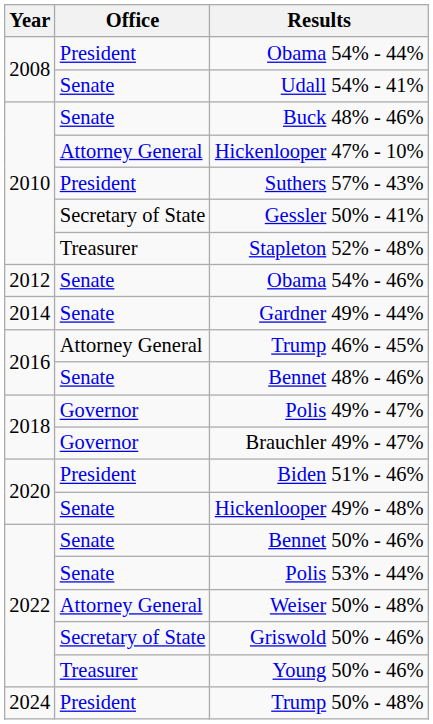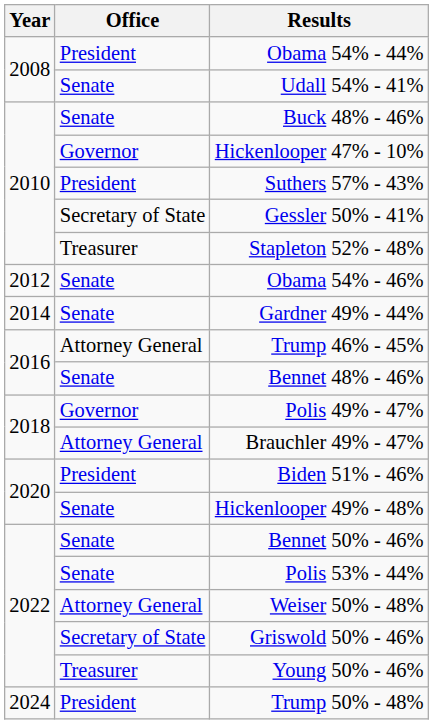(131, 150) Attorney General -> (99, 150) Governor
(99, 442) Governor -> (131, 442) Attorney General
